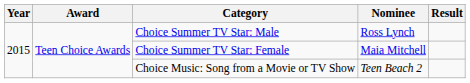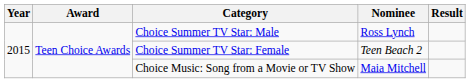(393, 50) Maia Mitchell -> (391, 50) Teen Beach 2
(391, 68) Teen Beach 2 -> (393, 68) Maia Mitchell
